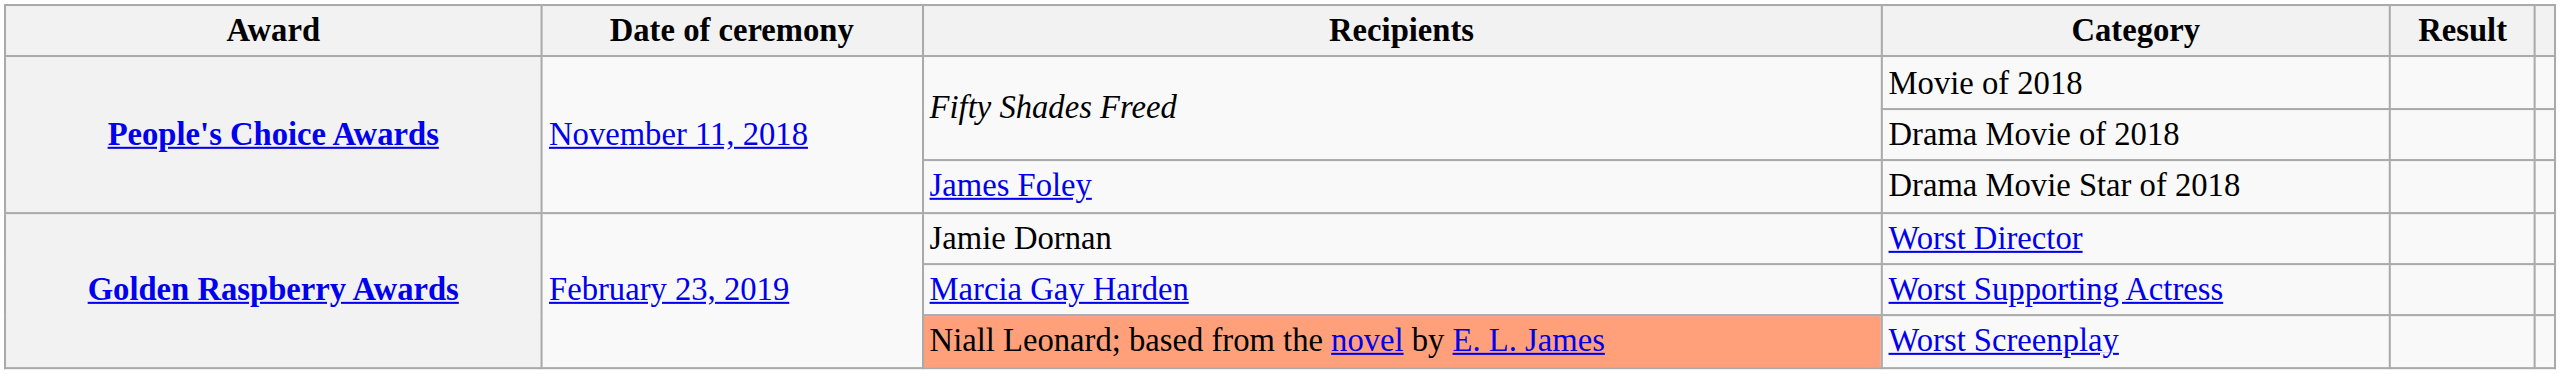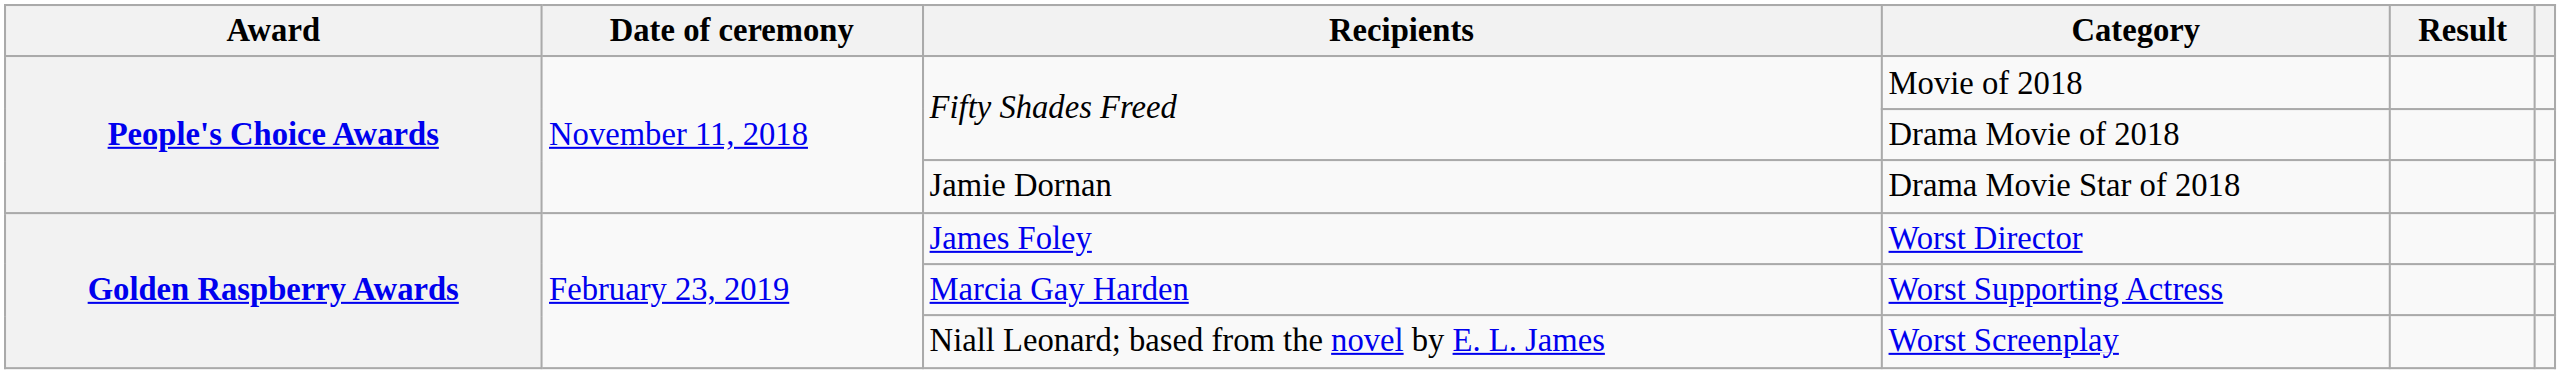(1011, 185) James Foley -> (1021, 185) Jamie Dornan
(1021, 237) Jamie Dornan -> (1011, 237) James Foley
(1267, 340) lightsalmon background -> (1267, 340) no background
